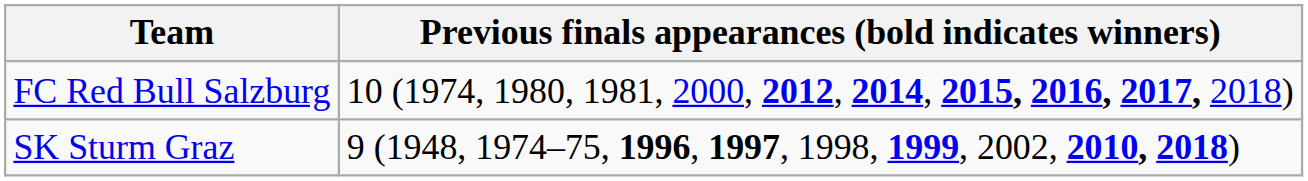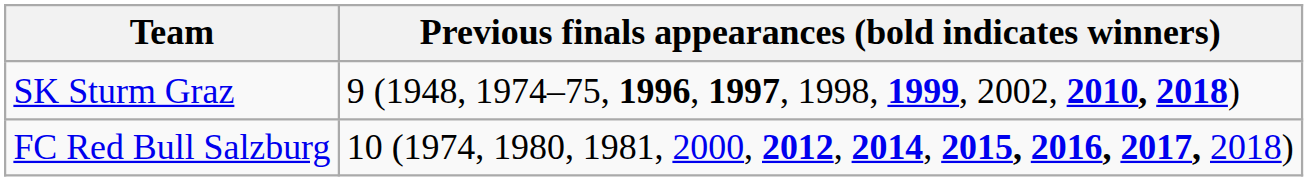rows swapped: (124, 146) <-> (172, 89)
